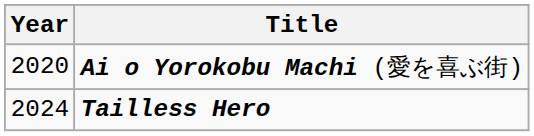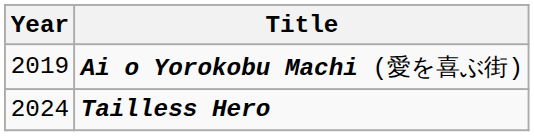(40, 67) 2020 -> (40, 67) 2019
